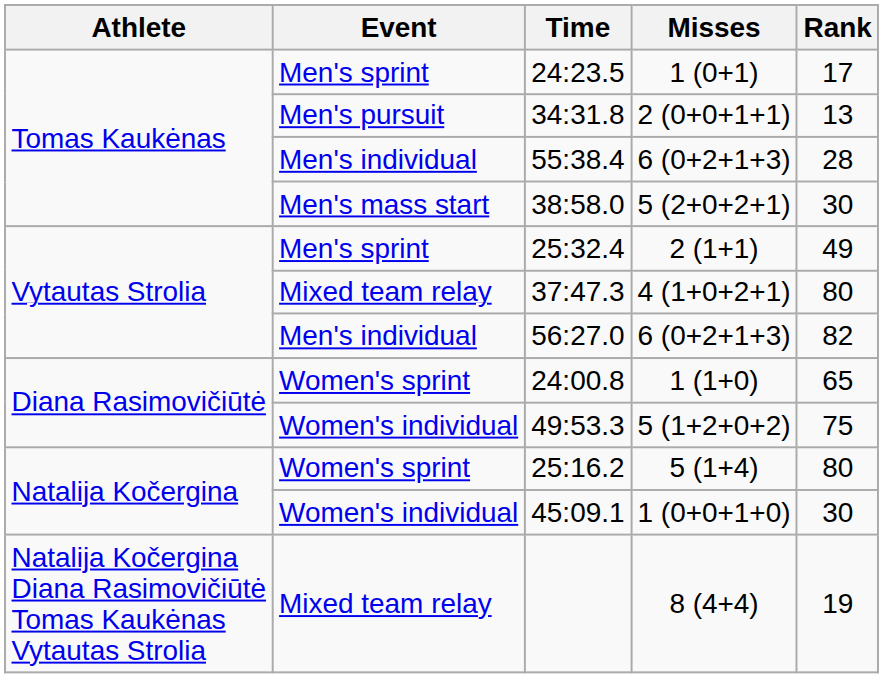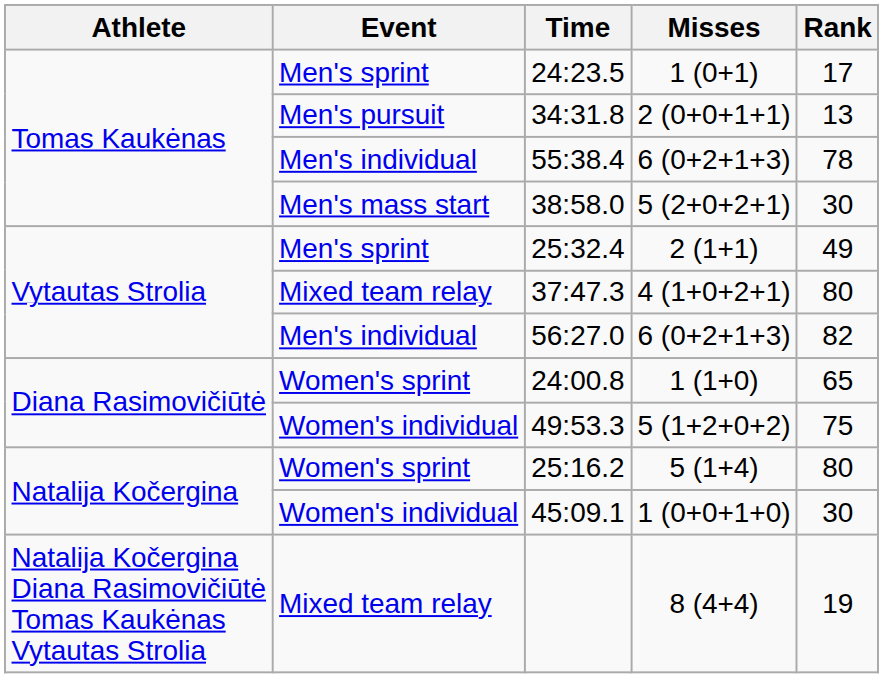(838, 160) 28 -> (838, 160) 78
